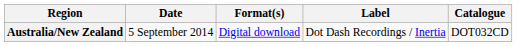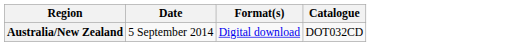- column: (376, 13)
